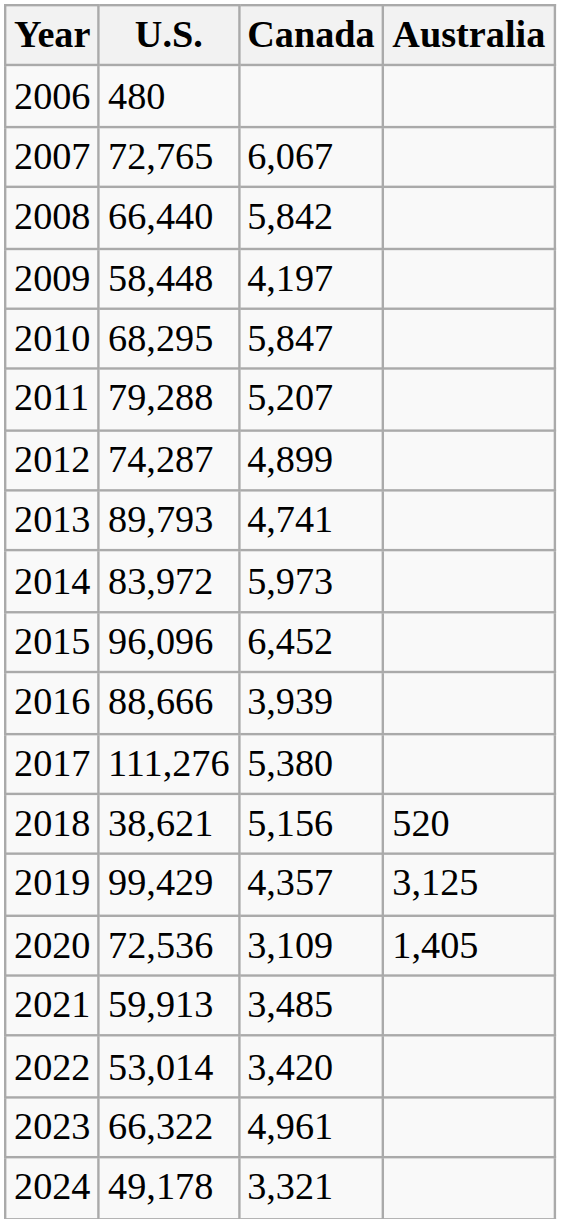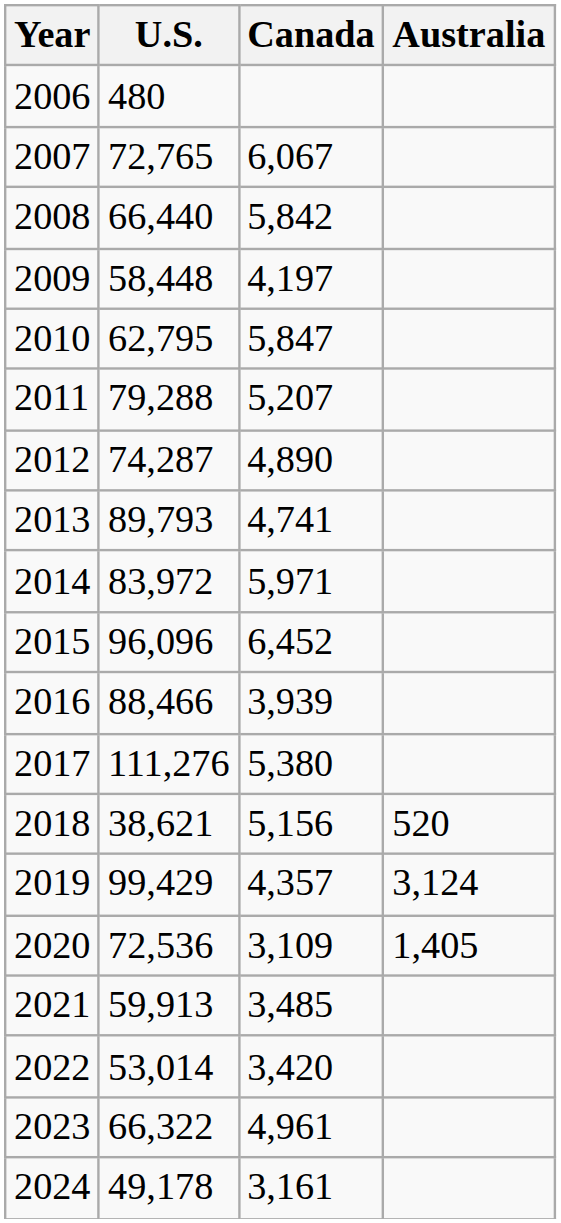(161, 338) 68,295 -> (161, 338) 62,795
(290, 459) 4,899 -> (290, 459) 4,890
(290, 580) 5,973 -> (290, 580) 5,971
(161, 701) 88,666 -> (161, 701) 88,466
(435, 883) 3,125 -> (435, 883) 3,124
(290, 1187) 3,321 -> (290, 1187) 3,161
